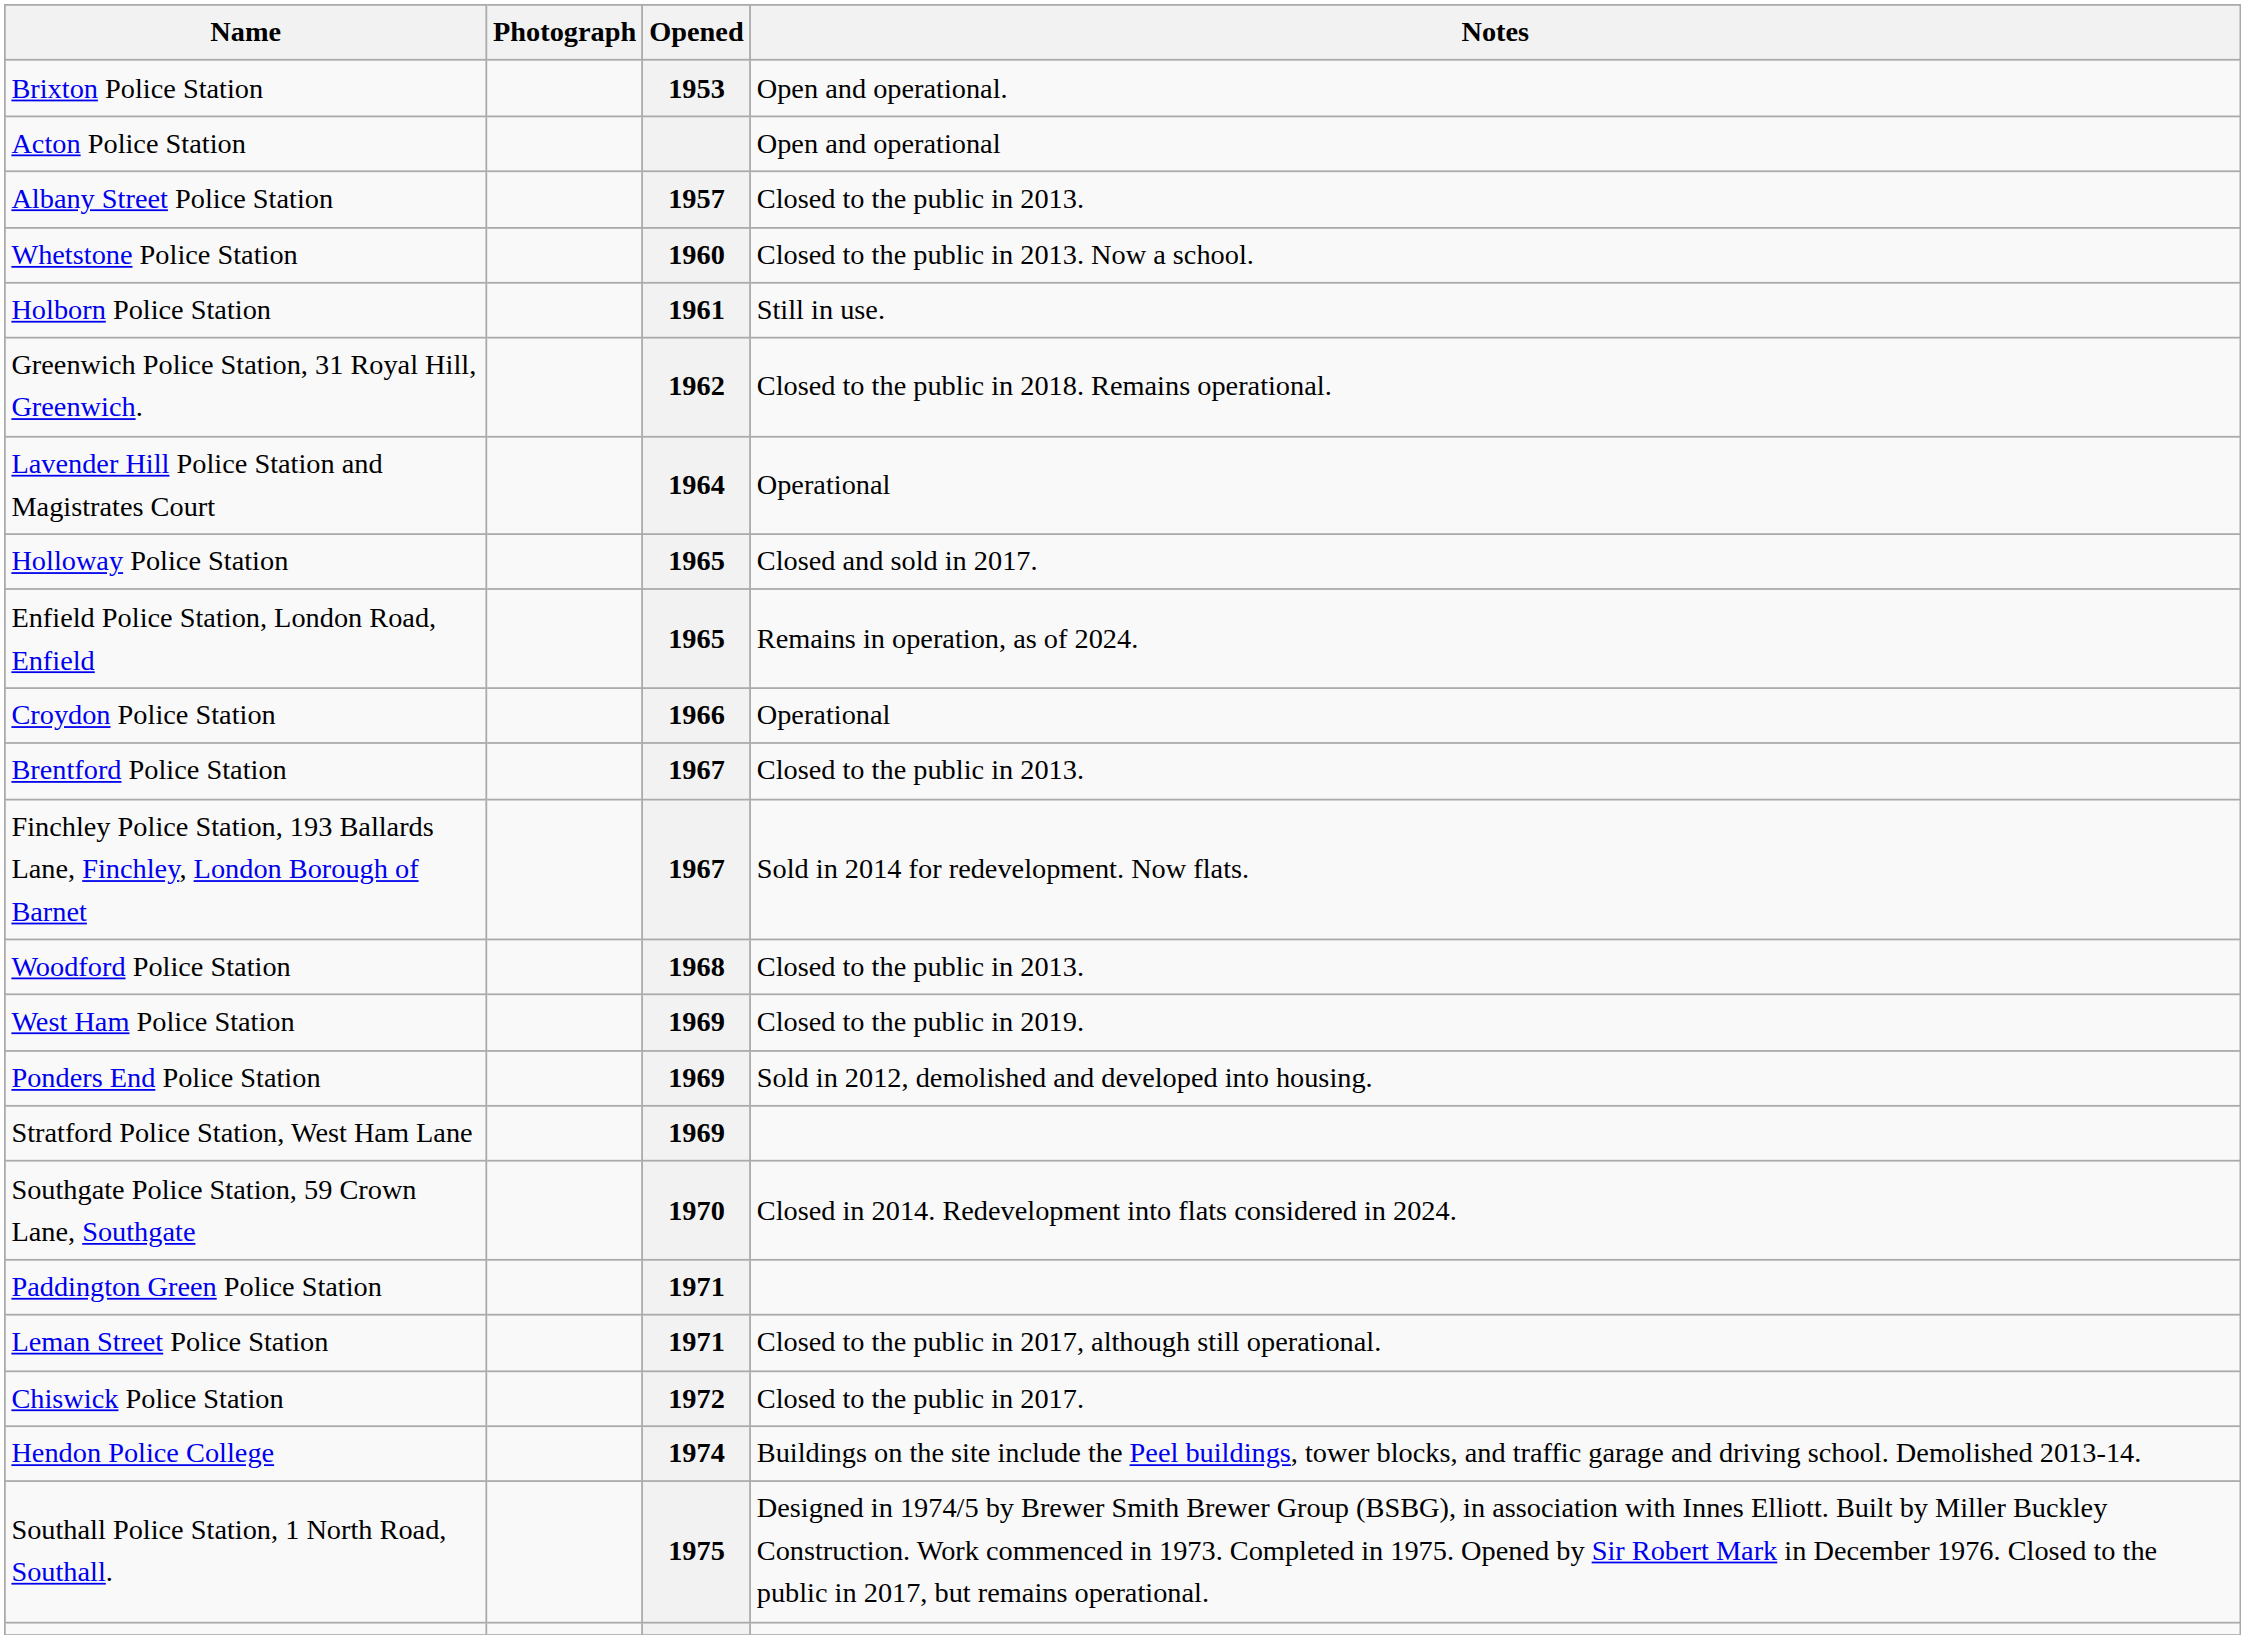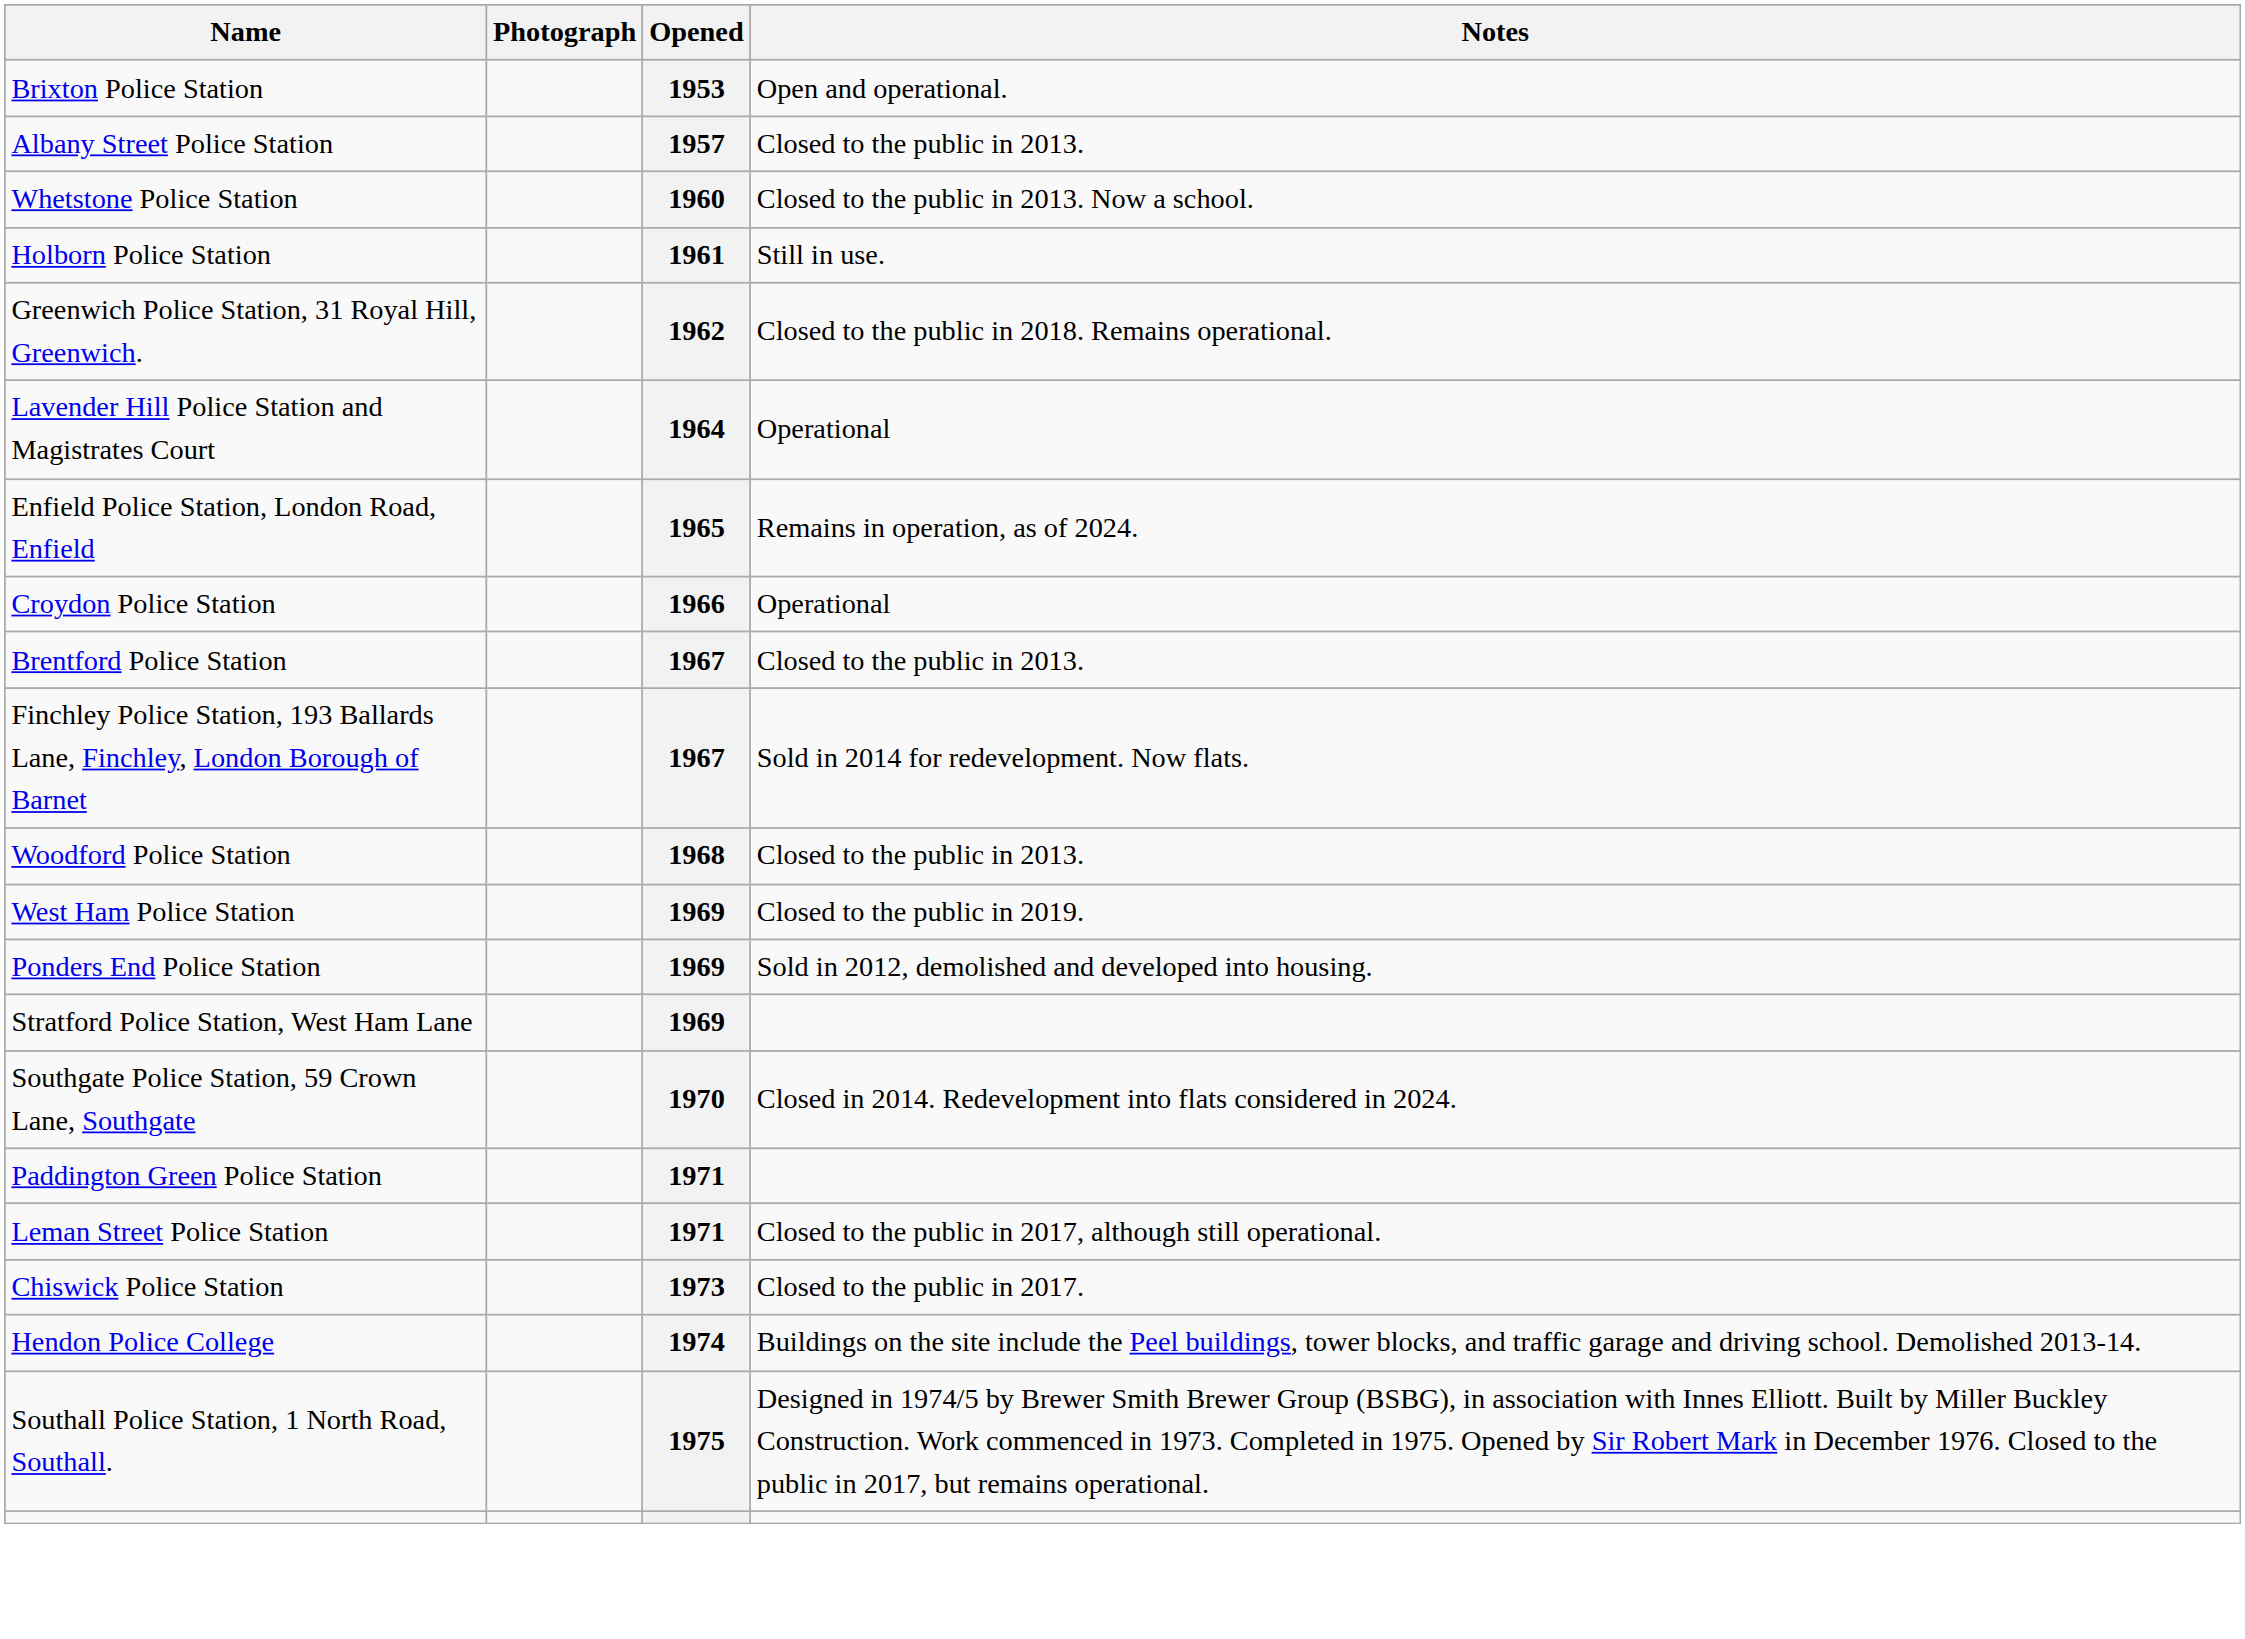- row: (129, 143)
- row: (150, 561)
(696, 1397) 1972 -> (696, 1286) 1973
